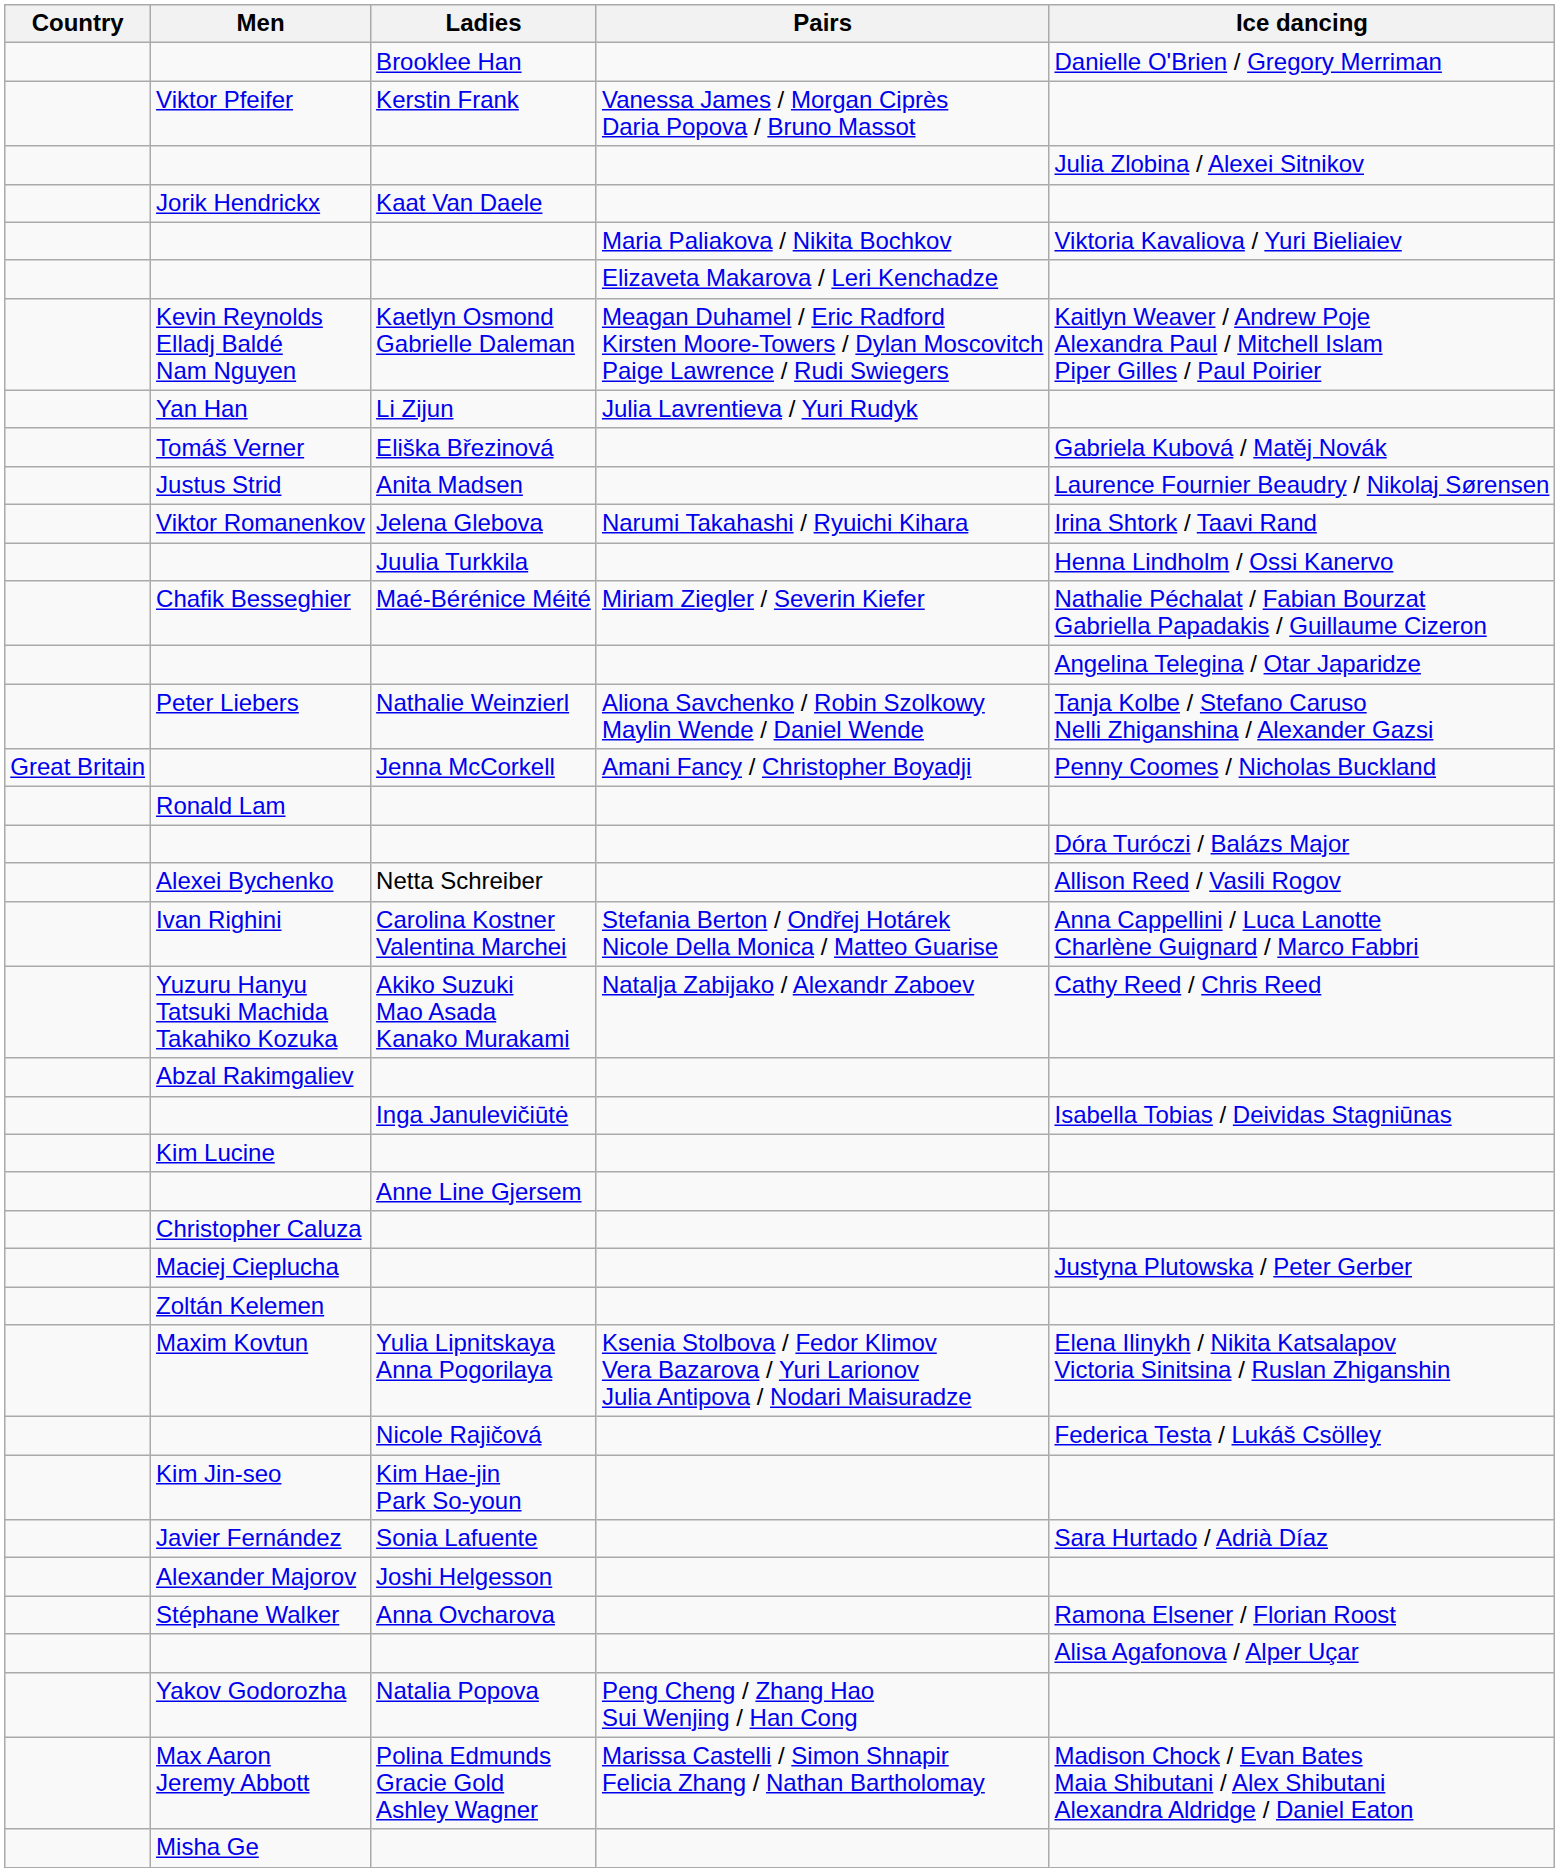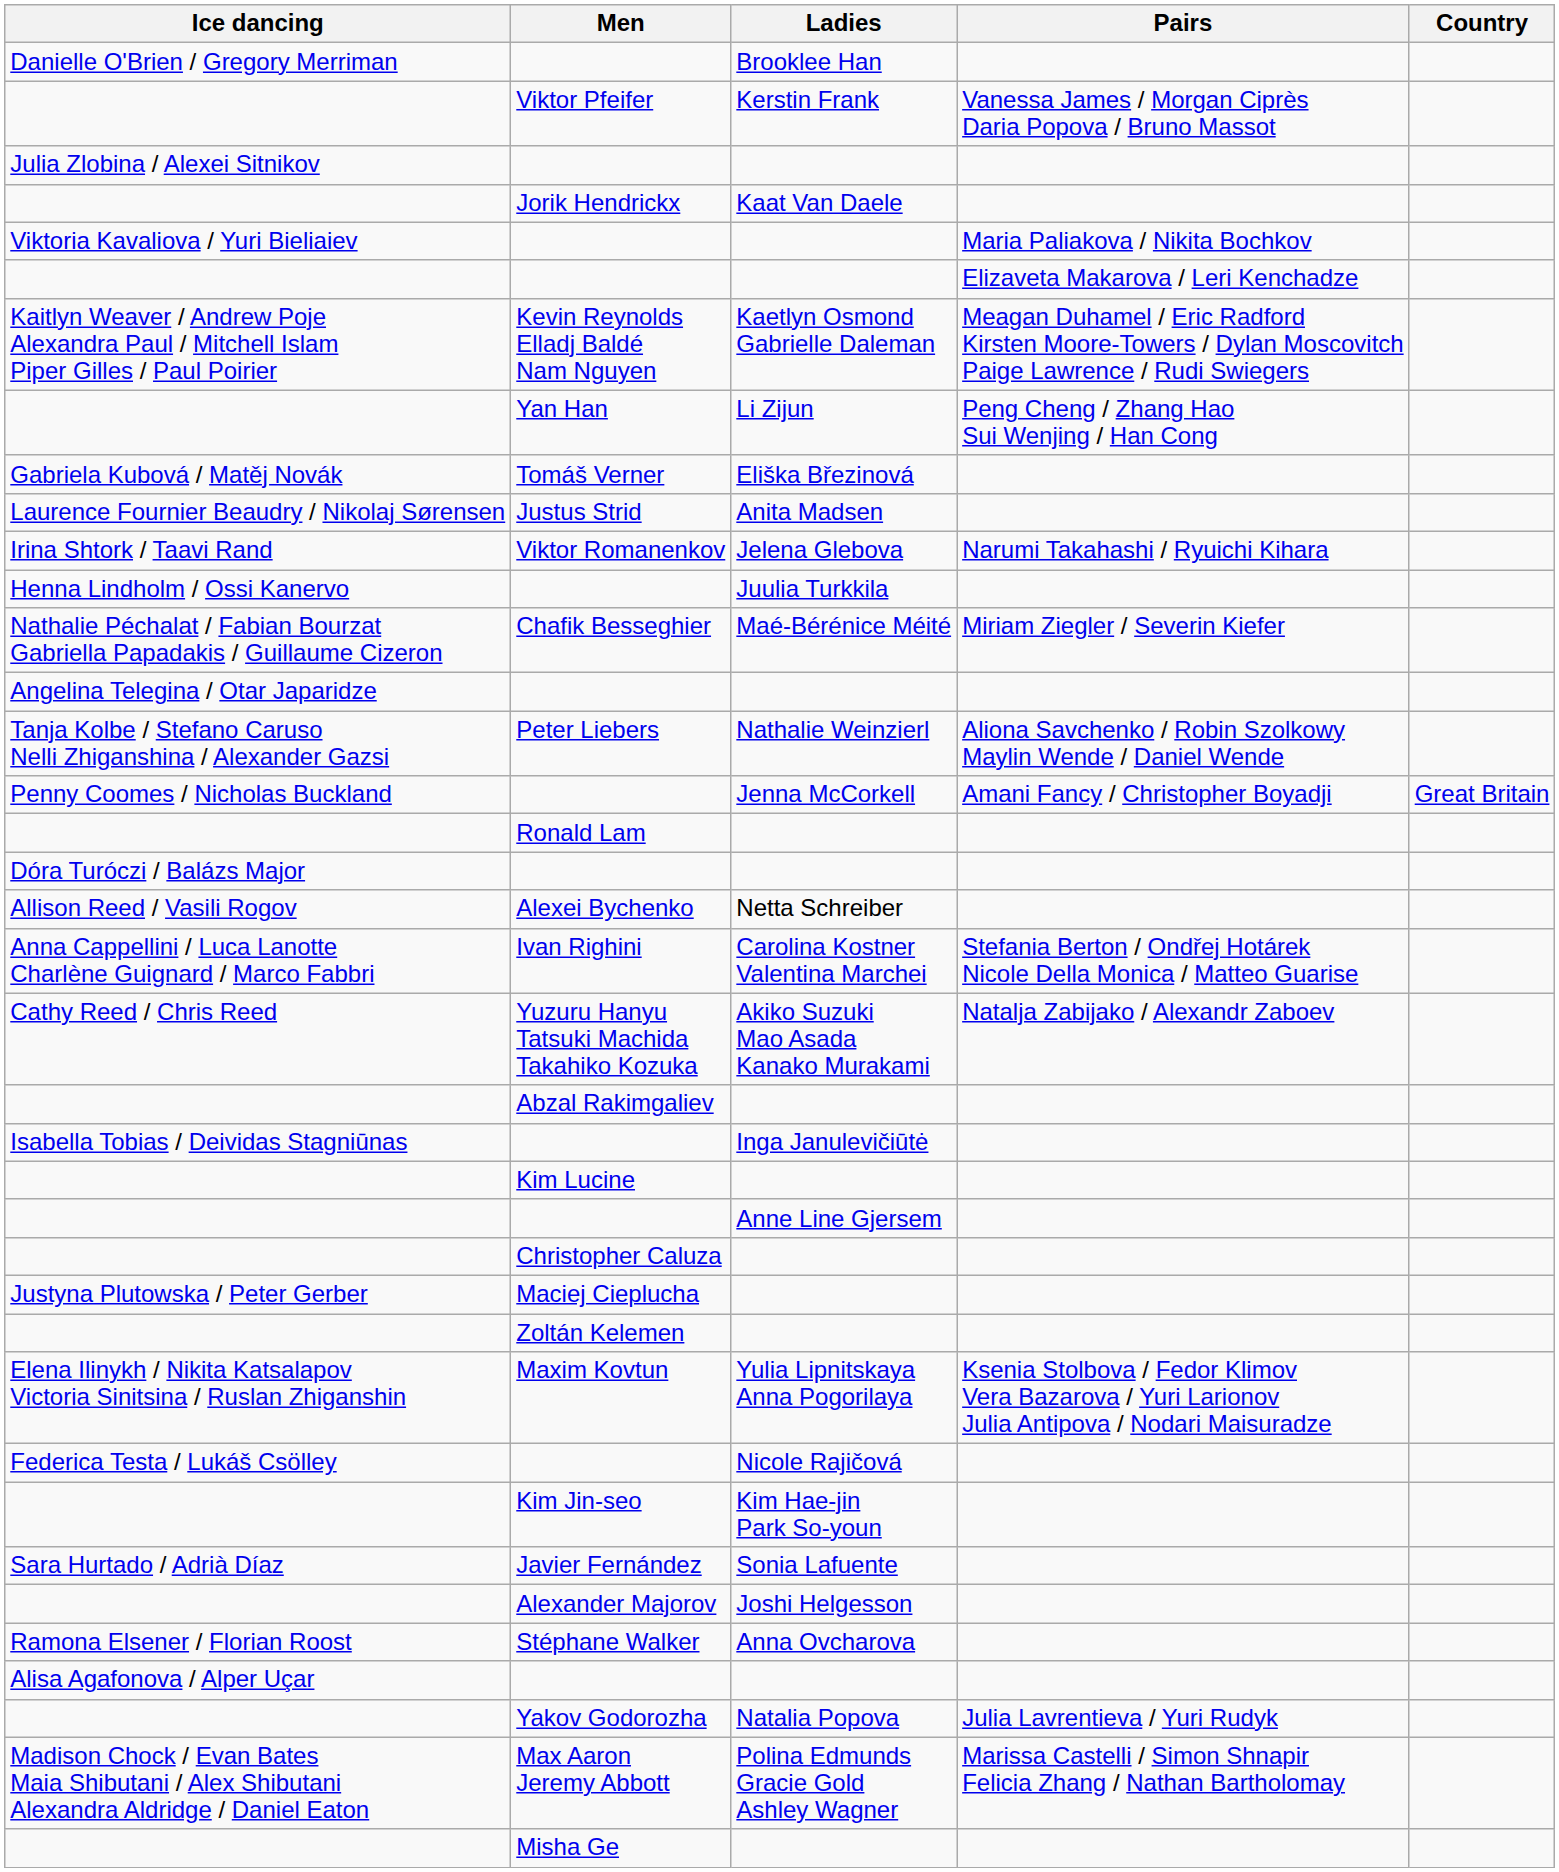columns swapped: (78, 23) <-> (1302, 23)
(760, 409) Julia Lavrentieva / Yuri Rudyk -> (1098, 422) Peng Cheng / Zhang Hao Sui Wenjing / Han Cong
(738, 1704) Peng Cheng / Zhang Hao Sui Wenjing / Han Cong -> (1120, 1717) Julia Lavrentieva / Yuri Rudyk
